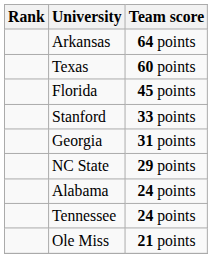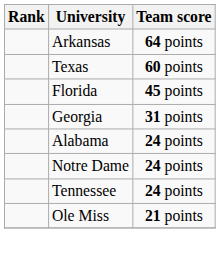- row: (79, 116)
- row: (80, 166)
+ row: (90, 166)
